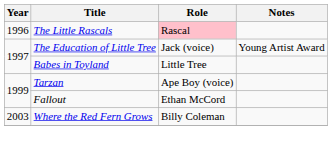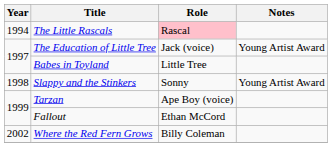(18, 30) 1996 -> (18, 30) 1994
+ row: (85, 82)
(18, 116) 2003 -> (18, 133) 2002
